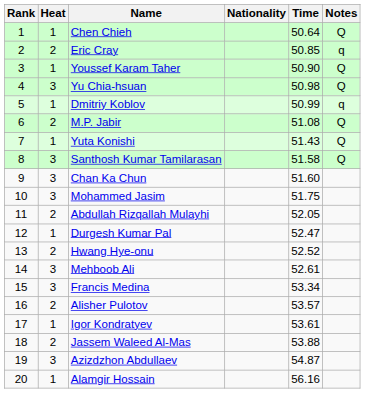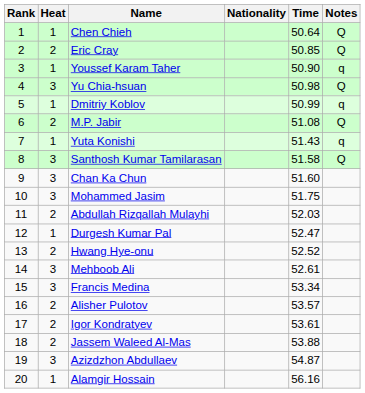(341, 50) q -> (341, 50) Q
(341, 68) Q -> (341, 68) q
(341, 141) Q -> (341, 141) q
(306, 214) 52.05 -> (306, 214) 52.03
(53, 324) 1 -> (53, 324) 2
